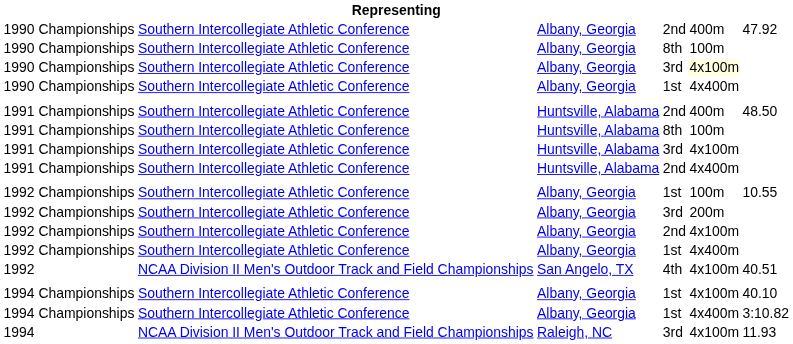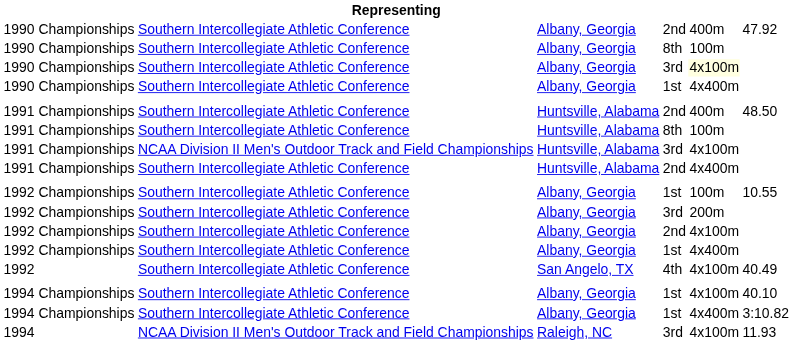(274, 149) Southern Intercollegiate Athletic Conference -> (336, 149) NCAA Division II Men's Outdoor Track and Field Championships
(336, 269) NCAA Division II Men's Outdoor Track and Field Championships -> (274, 269) Southern Intercollegiate Athletic Conference
(760, 269) 40.51 -> (760, 269) 40.49
